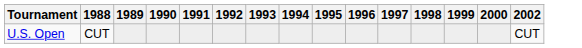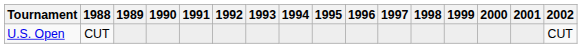+ column: (527, 14)
